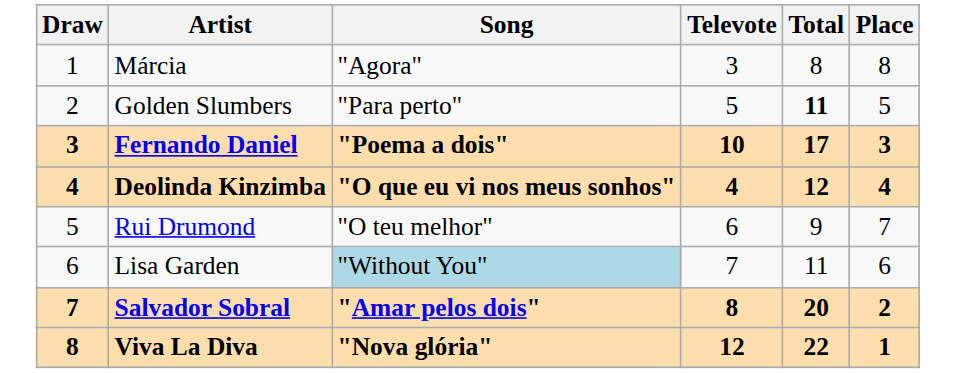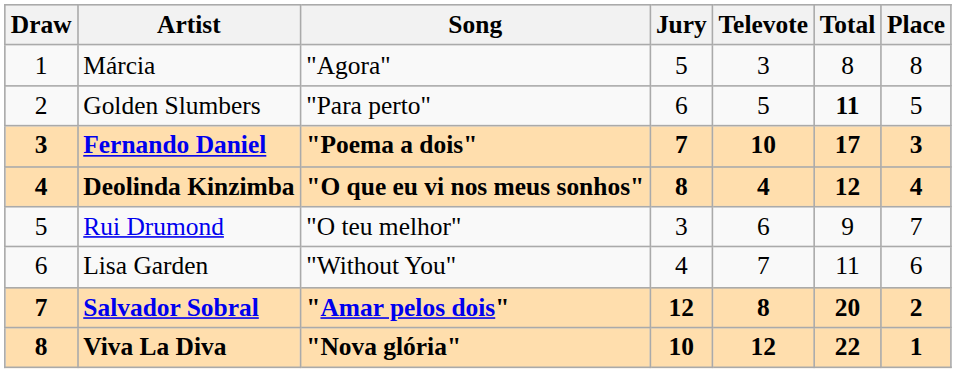+ column: (681, 24)
(413, 266) lightblue background -> (381, 266) no background
